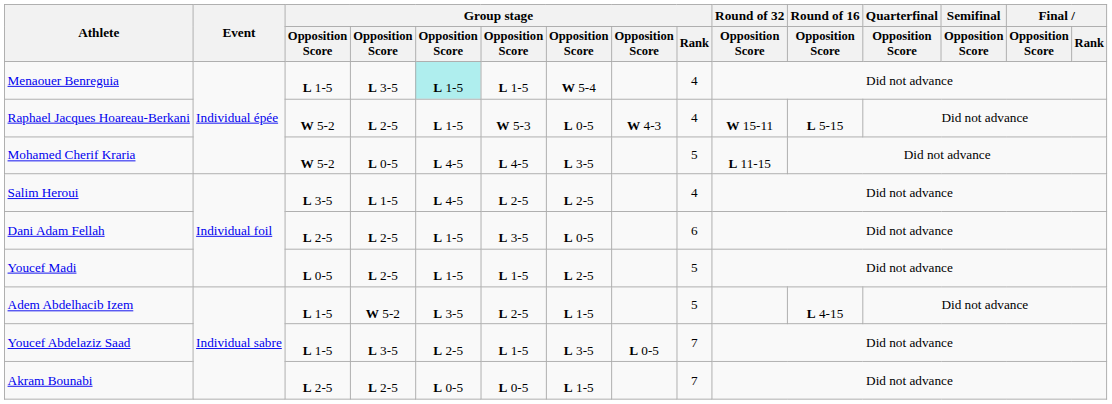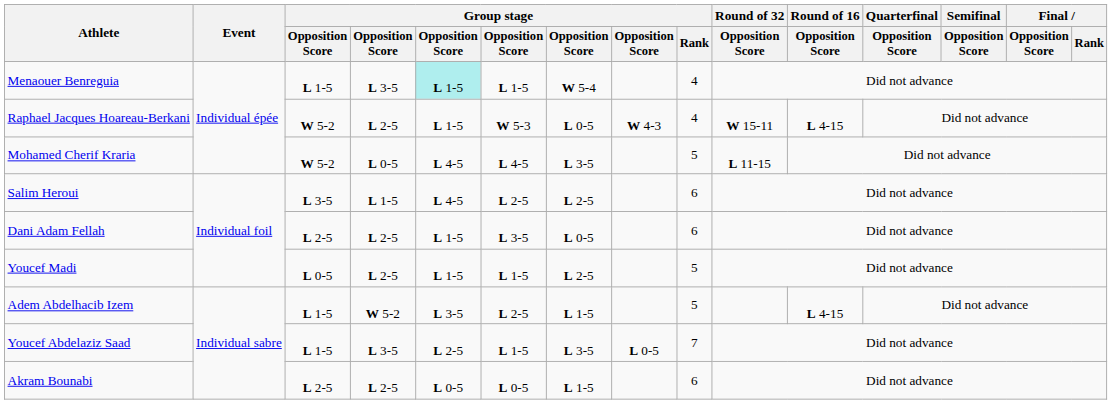(825, 126) L 5-15 -> (825, 126) L 4-15
(694, 193) 4 -> (694, 193) 6
(694, 380) 7 -> (694, 380) 6
